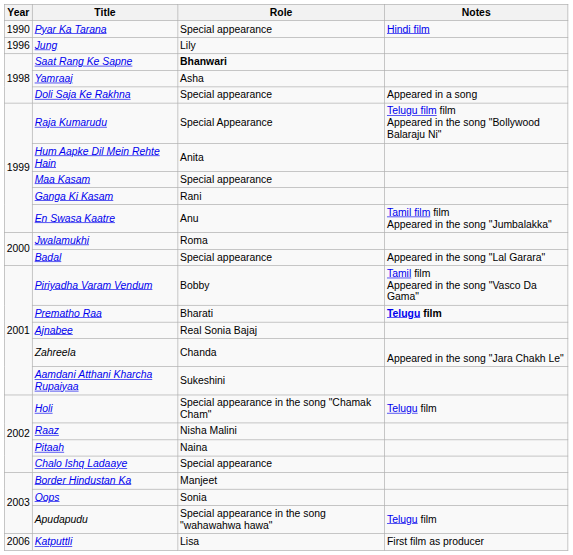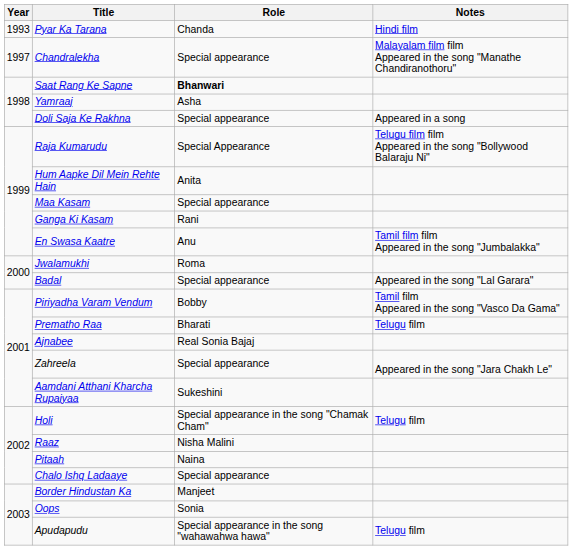(18, 29) 1990 -> (18, 29) 1993
(226, 29) Special appearance -> (196, 29) Chanda
- row: (46, 45)
+ row: (67, 57)
(414, 313) bold -> (400, 325) normal
(198, 352) Chanda -> (223, 364) Special appearance
- row: (53, 542)
